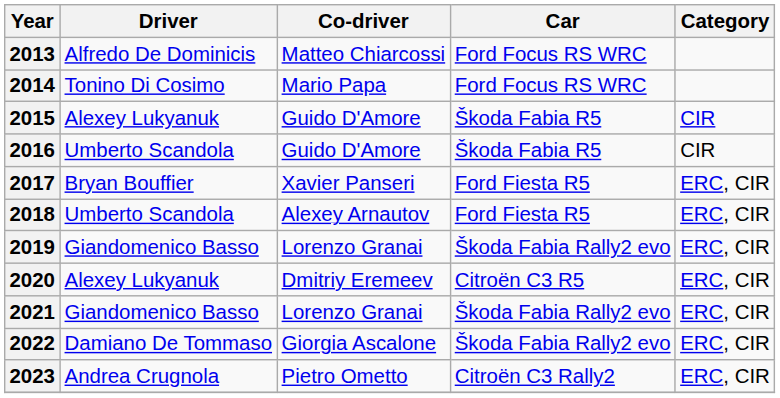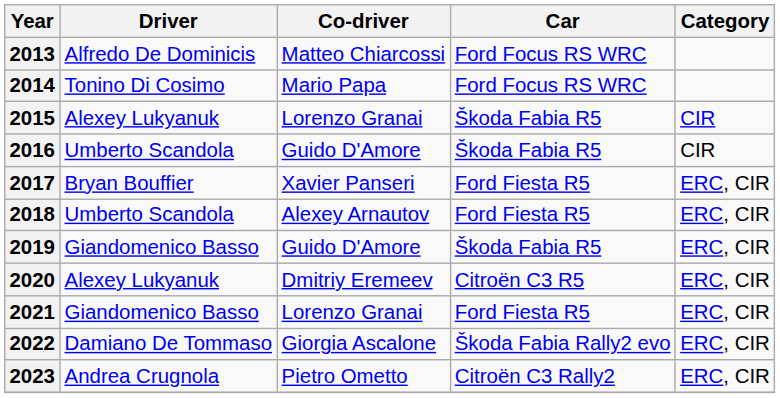(351, 118) Guido D'Amore -> (352, 118) Lorenzo Granai
(352, 247) Lorenzo Granai -> (351, 247) Guido D'Amore
(563, 247) Škoda Fabia Rally2 evo -> (528, 247) Škoda Fabia R5
(563, 312) Škoda Fabia Rally2 evo -> (522, 312) Ford Fiesta R5
